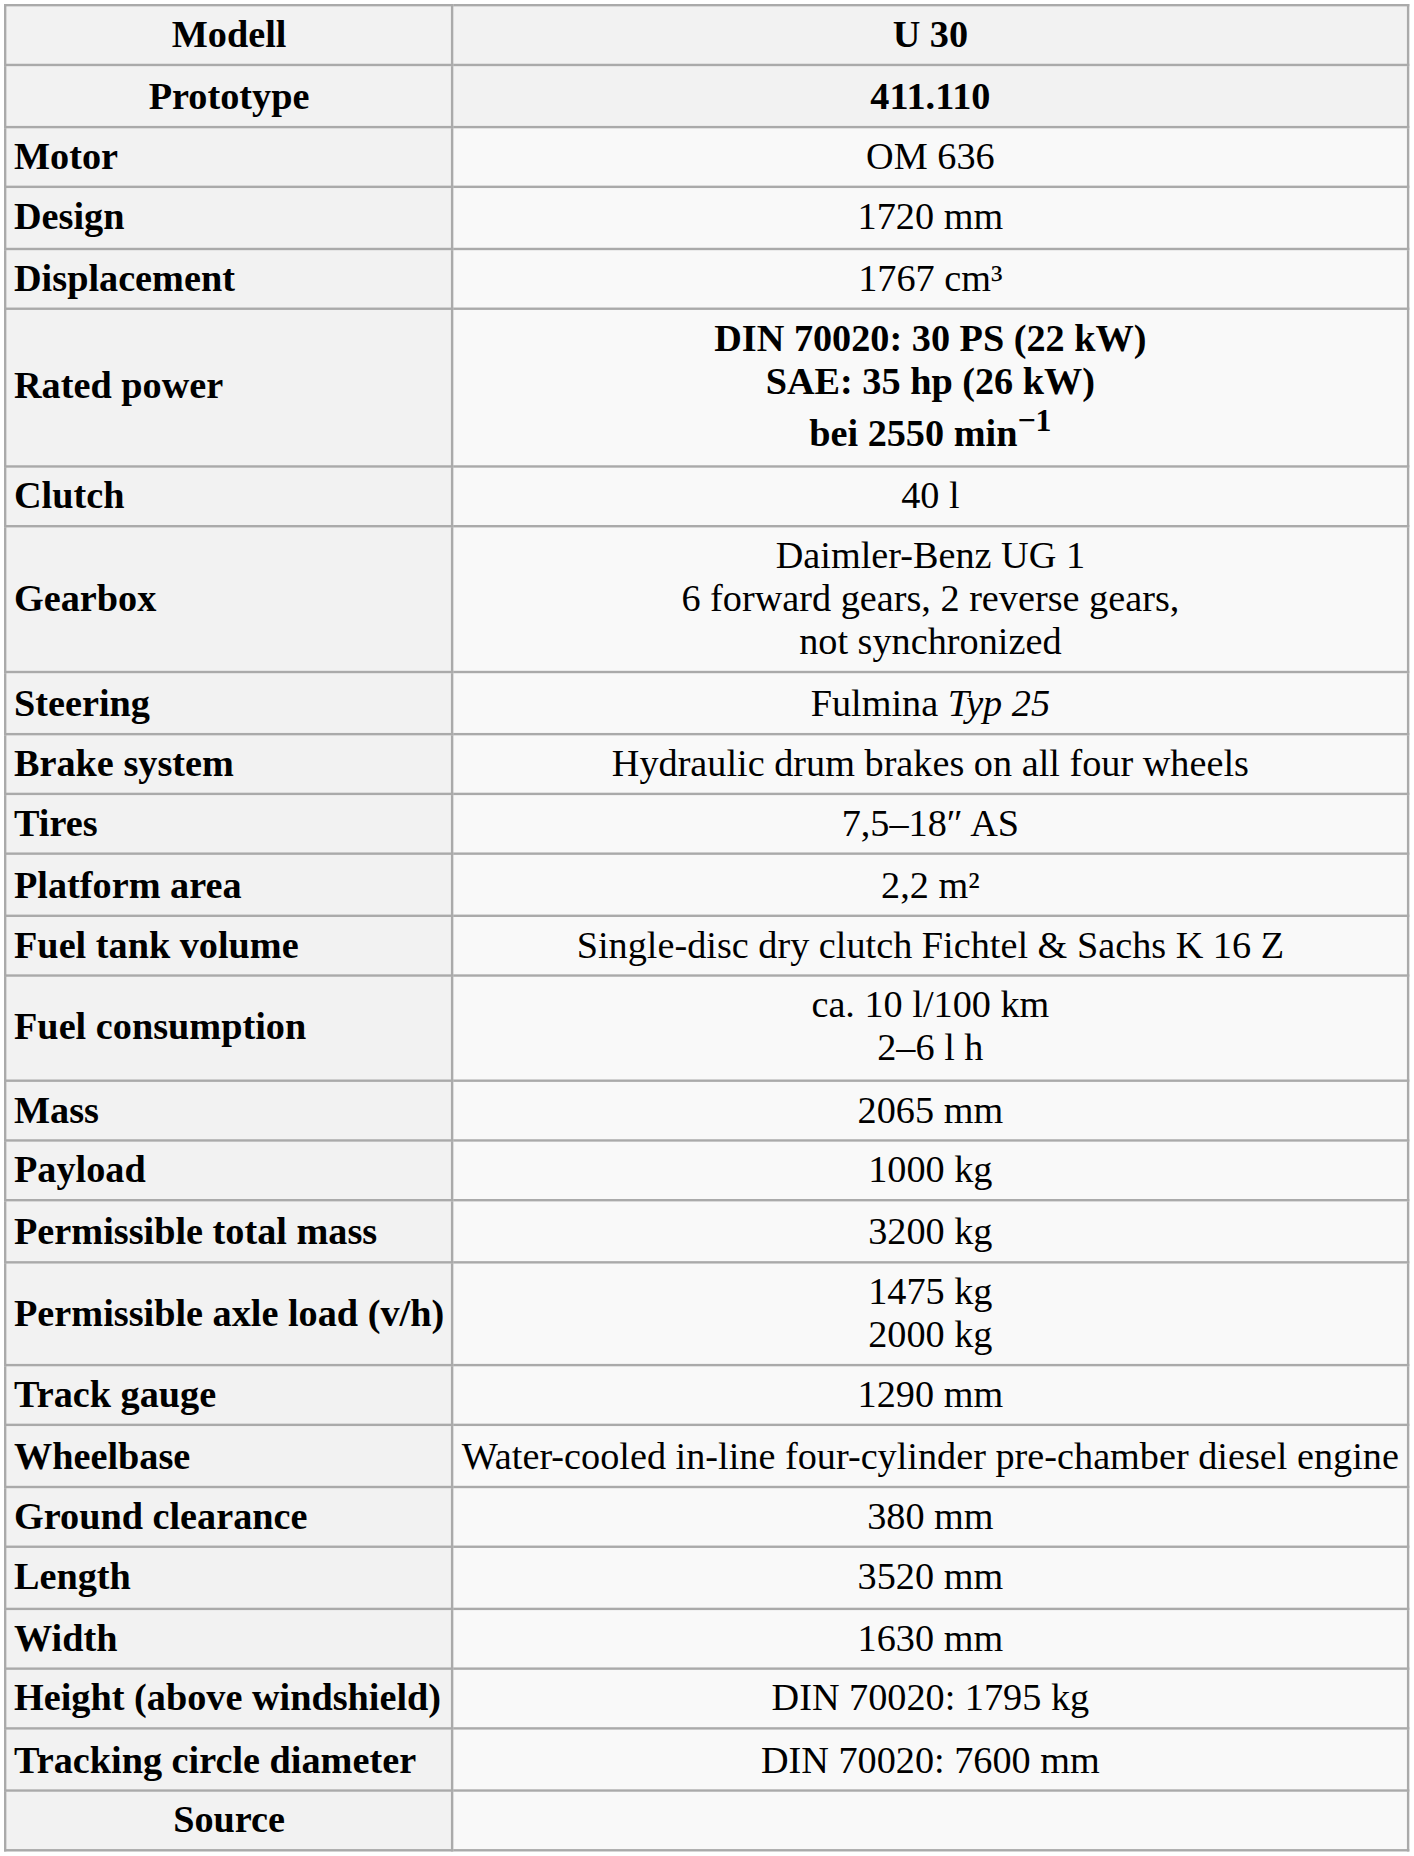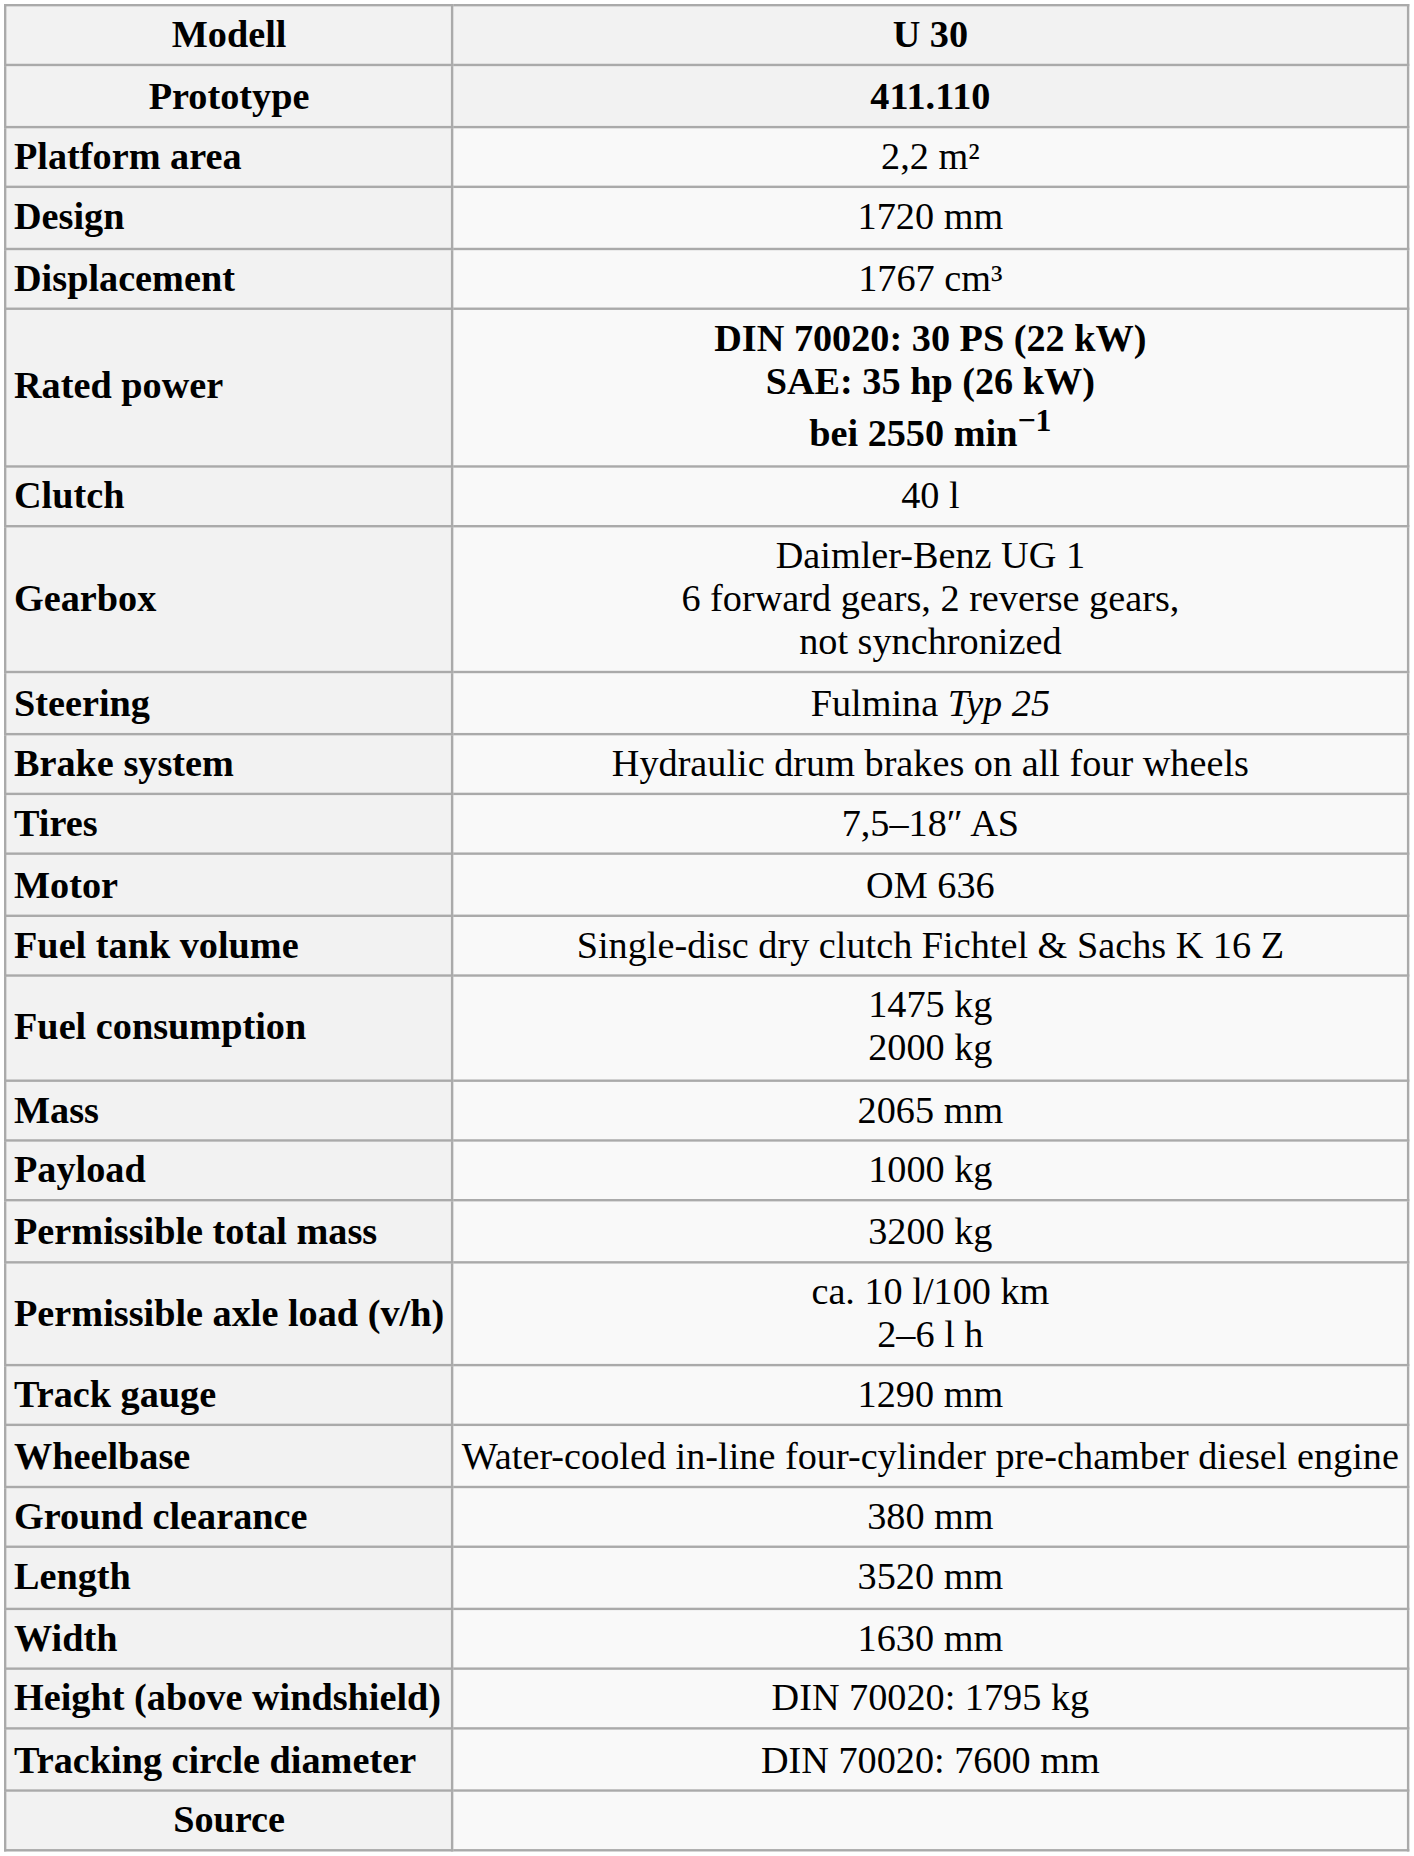rows swapped: (66, 156) <-> (128, 884)
(930, 1027) ca. 10 l/100 km 2–6 l h -> (930, 1027) 1475 kg 2000 kg
(930, 1312) 1475 kg 2000 kg -> (930, 1312) ca. 10 l/100 km 2–6 l h
